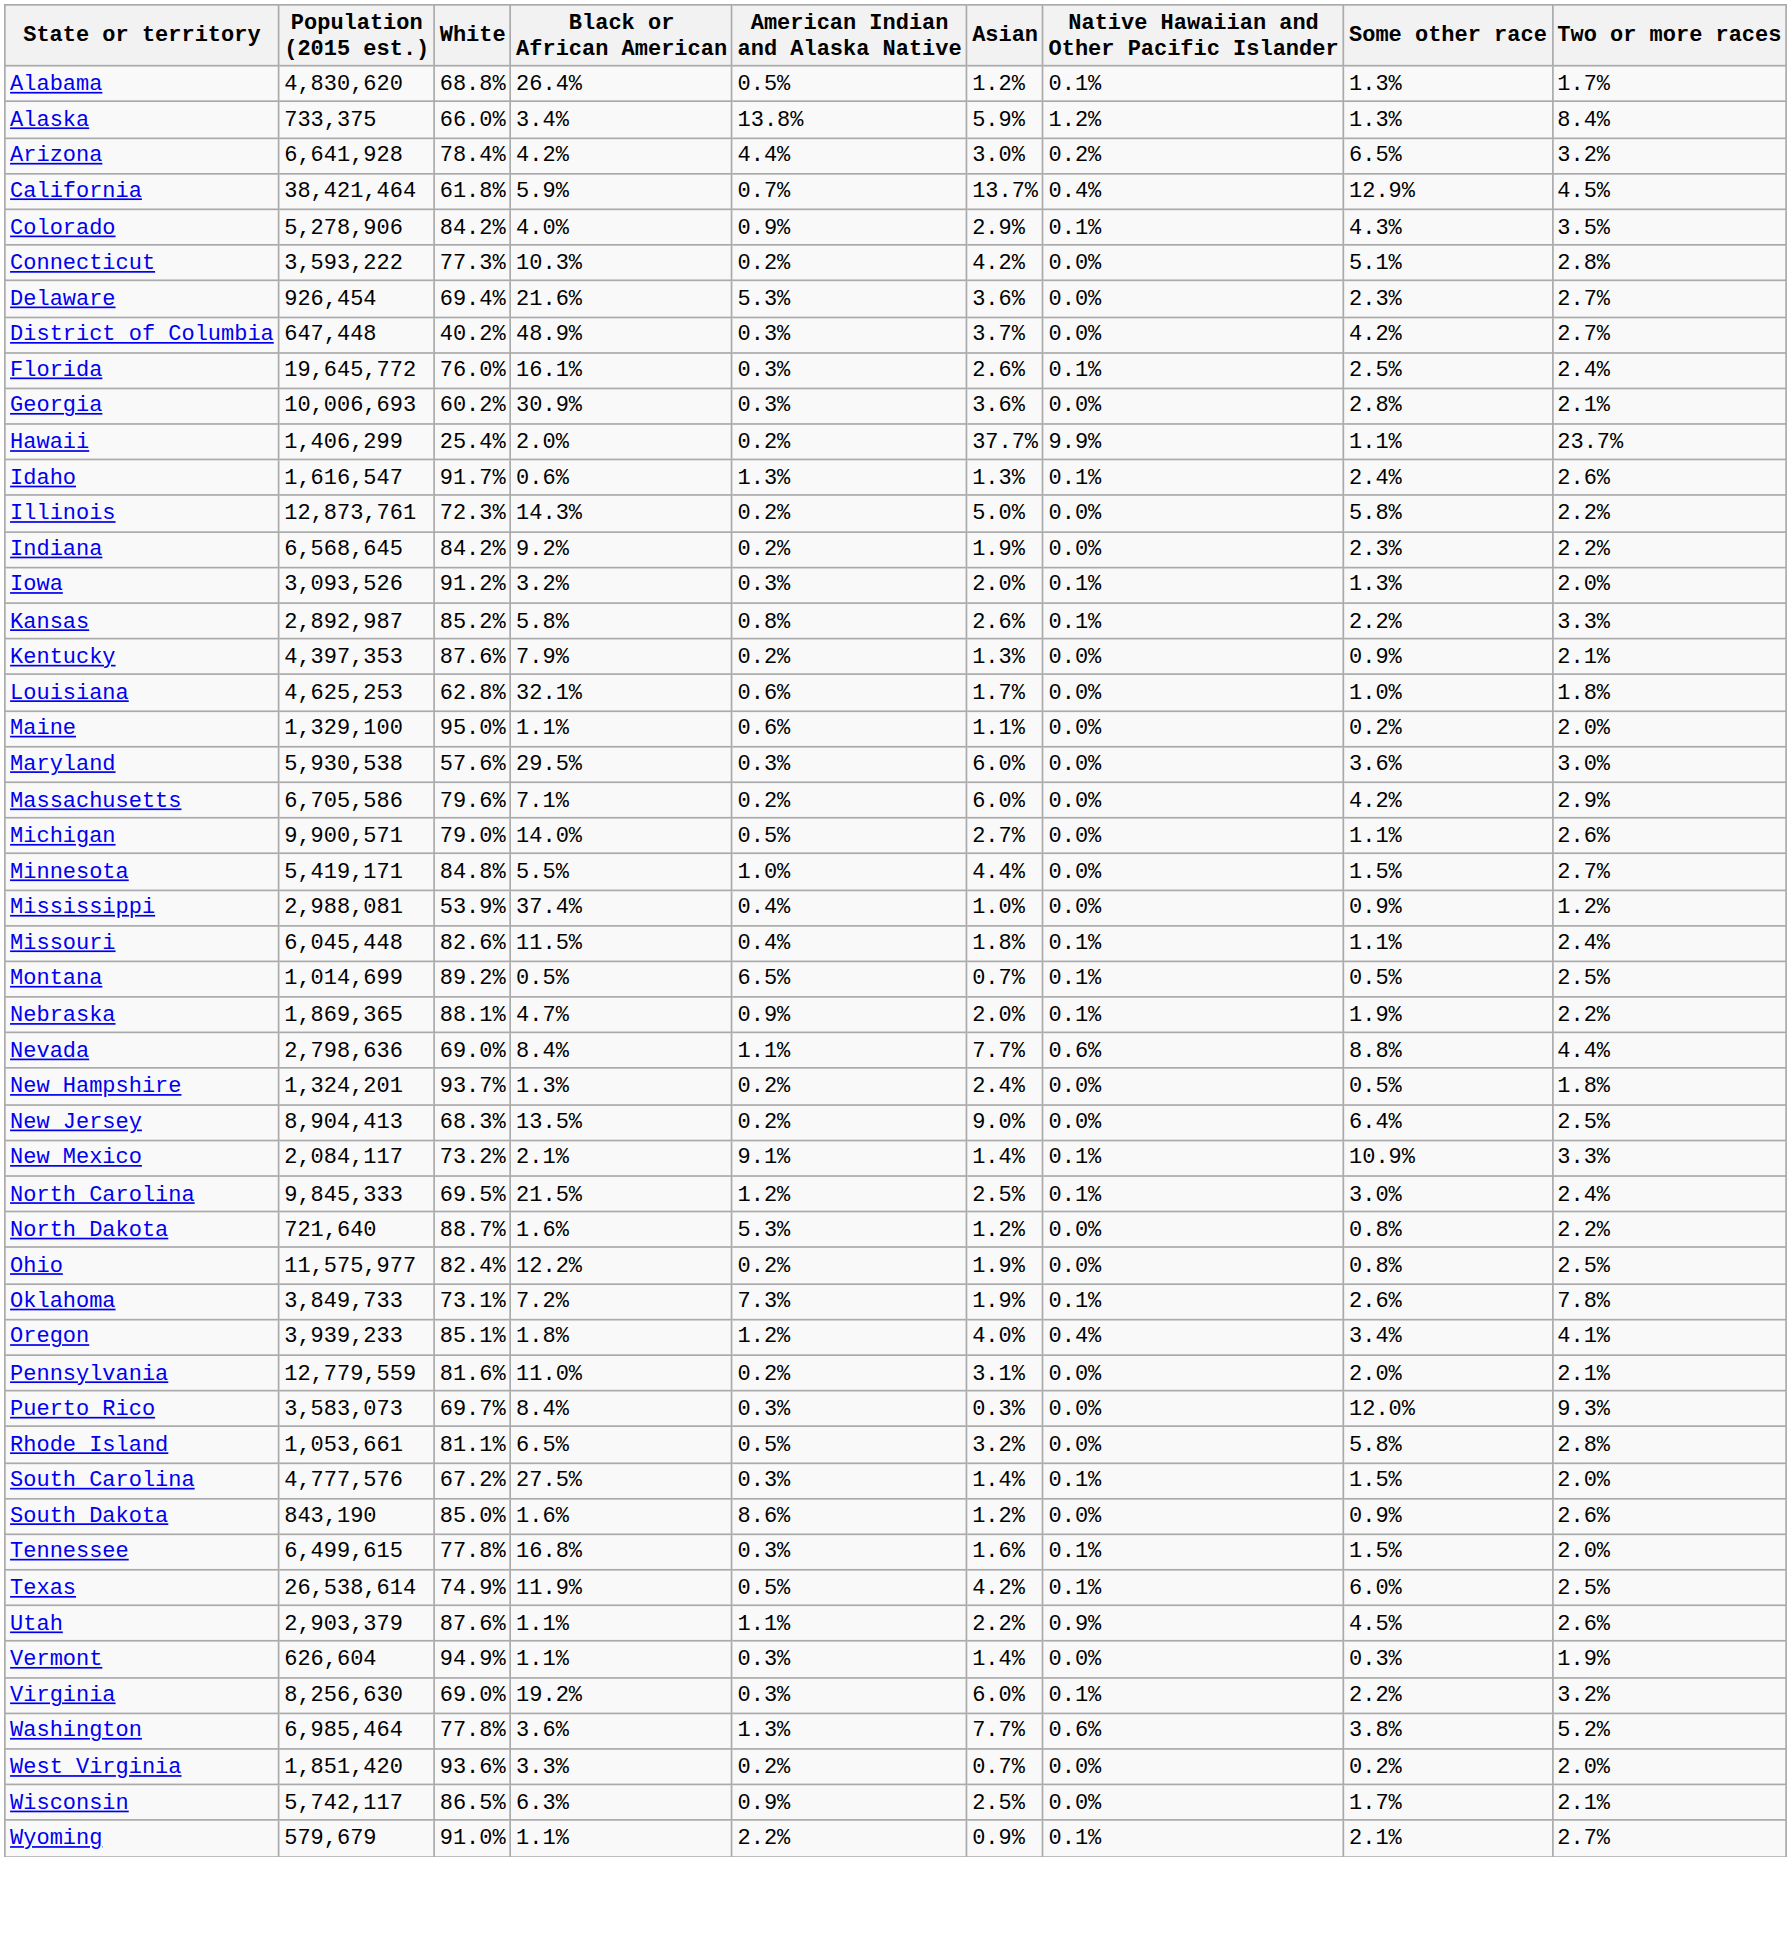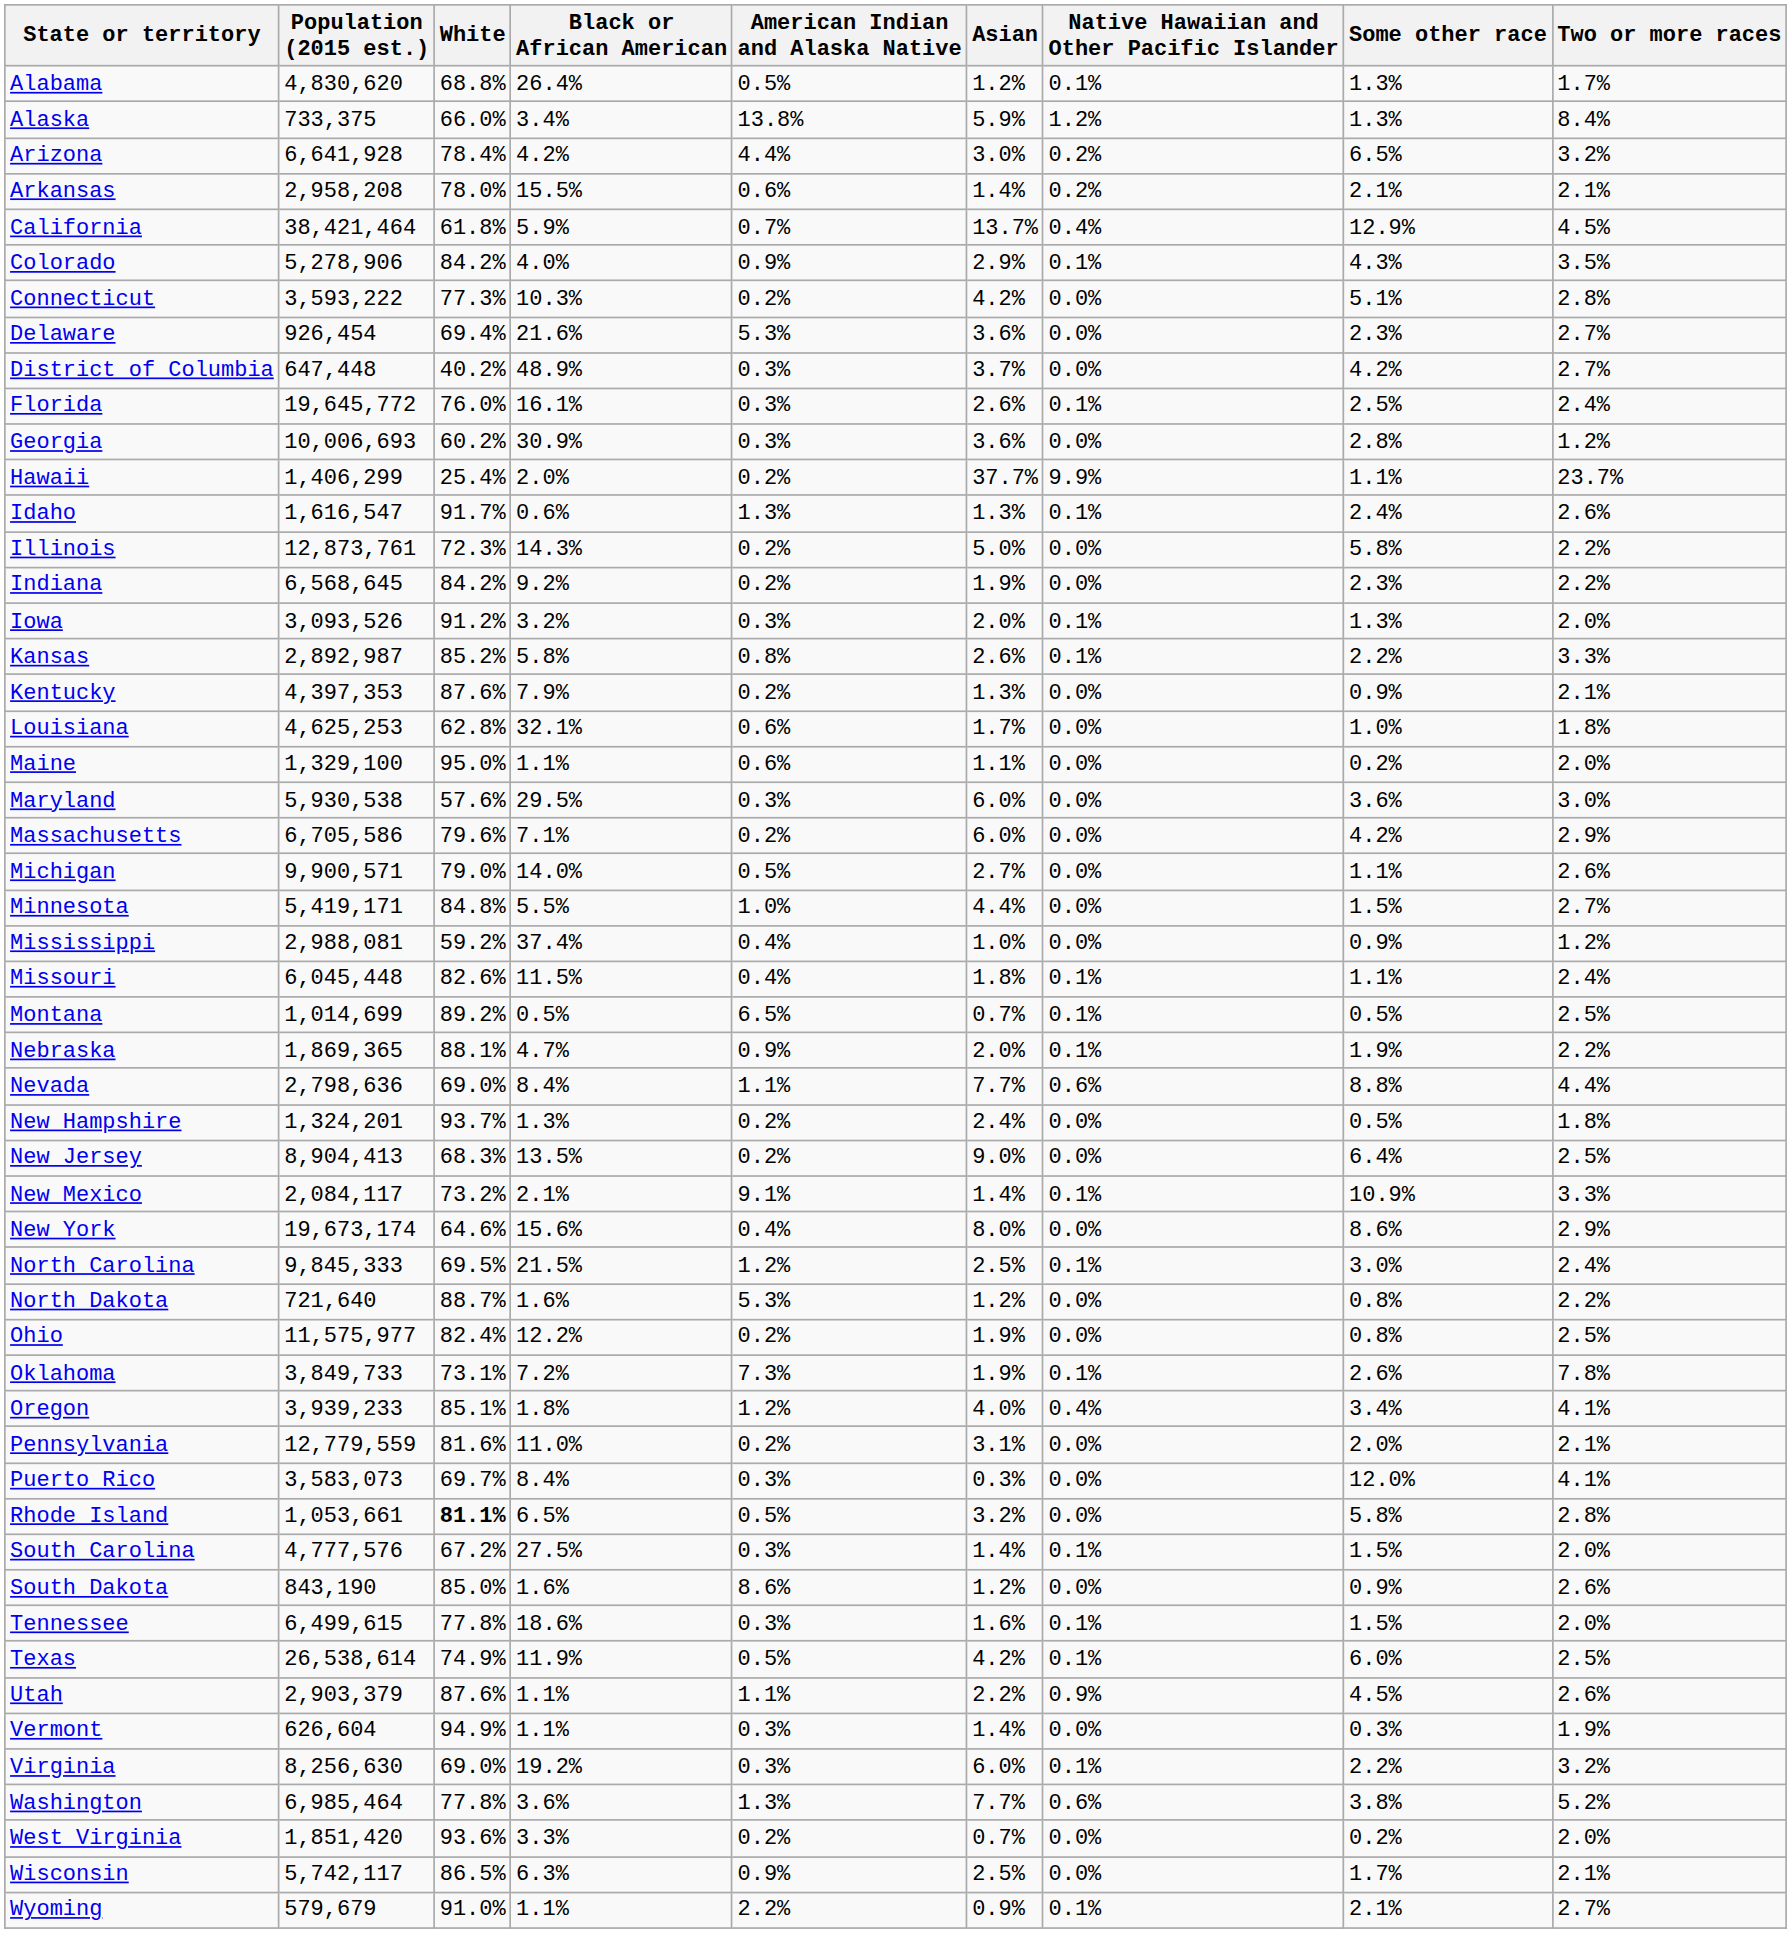+ row: (63, 191)
(1584, 406) 2.1% -> (1584, 442) 1.2%
(473, 907) 53.9% -> (473, 943) 59.2%
+ row: (63, 1230)
(1584, 1409) 9.3% -> (1584, 1480) 4.1%
(473, 1445) normal -> (473, 1516) bold
(549, 1552) 16.8% -> (549, 1624) 18.6%
